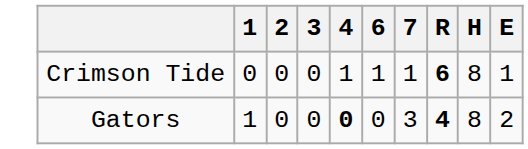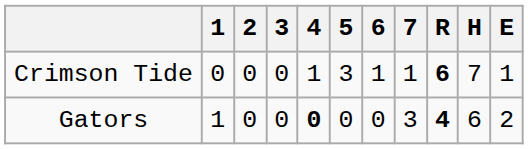+ column: (346, 29)
(474, 75) 8 -> (474, 75) 7
(474, 120) 8 -> (474, 120) 6
